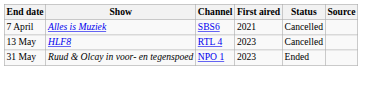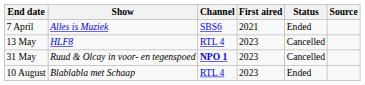(304, 27) Cancelled -> (299, 27) Ended
(211, 57) normal -> (214, 57) bold
(297, 57) Ended -> (306, 57) Cancelled
+ row: (26, 73)
